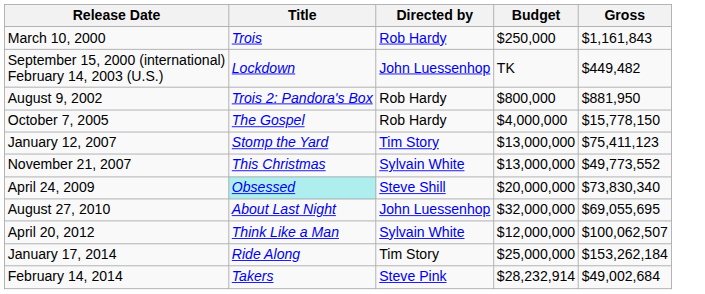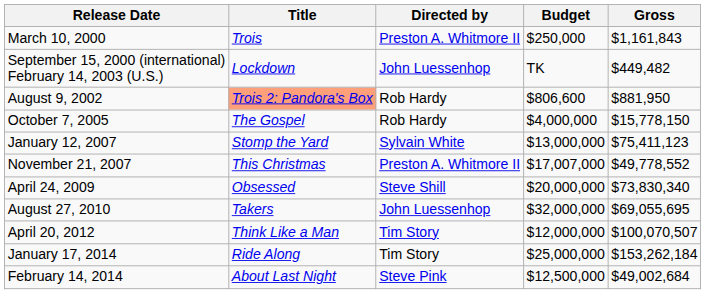(413, 37) Rob Hardy -> (450, 37) Preston A. Whitmore II
(302, 98) no background -> (302, 98) lightsalmon background
(526, 98) $800,000 -> (556, 98) $806,600
(409, 143) Tim Story -> (422, 143) Sylvain White
(422, 165) Sylvain White -> (450, 165) Preston A. Whitmore II
(536, 165) $13,000,000 -> (566, 165) $17,007,000
(621, 165) $49,773,552 -> (651, 165) $49,778,552
(263, 187) paleturquoise background -> (263, 187) no background
(284, 210) About Last Night -> (253, 210) Takers
(422, 232) Sylvain White -> (409, 232) Tim Story
(625, 232) $100,062,507 -> (654, 232) $100,070,507
(253, 277) Takers -> (284, 277) About Last Night
(536, 277) $28,232,914 -> (566, 277) $12,500,000
